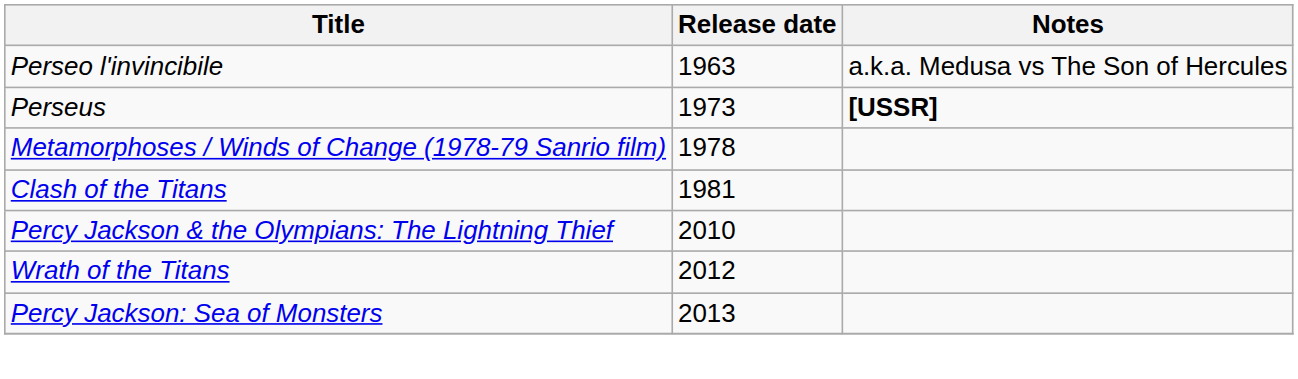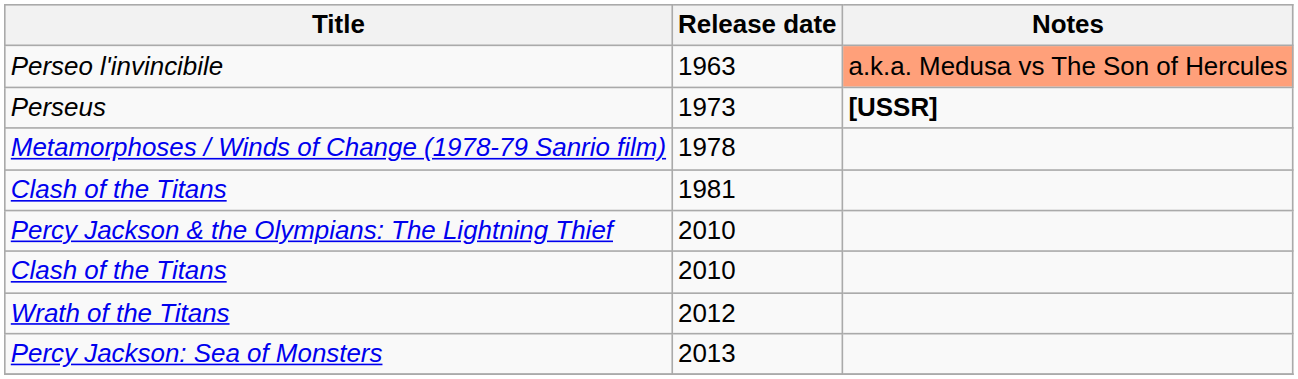(1068, 66) no background -> (1068, 66) lightsalmon background
+ row: (119, 271)
